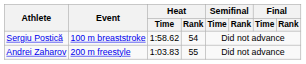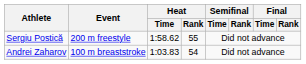(108, 39) 100 m breaststroke -> (101, 39) 200 m freestyle
(193, 39) 54 -> (193, 39) 55
(101, 52) 200 m freestyle -> (108, 52) 100 m breaststroke
(193, 52) 55 -> (193, 52) 54
